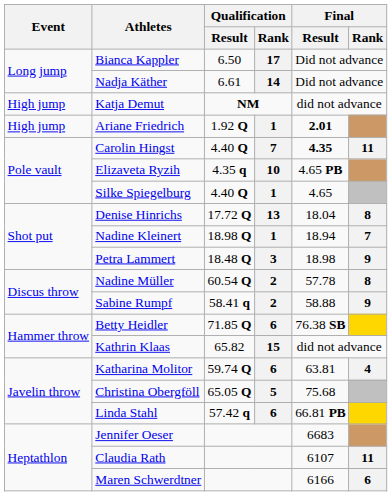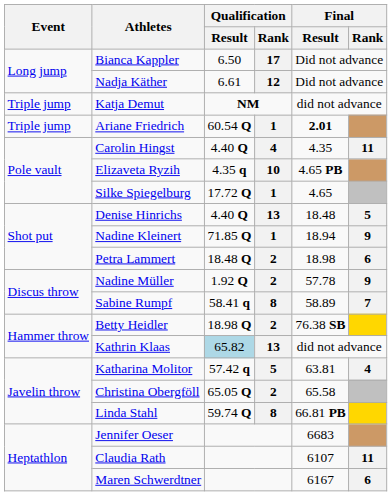(273, 82) 14 -> (273, 82) 12
(36, 104) High jump -> (39, 104) Triple jump
(36, 126) High jump -> (39, 126) Triple jump
(229, 126) 1.92 Q -> (229, 126) 60.54 Q
(273, 148) 7 -> (273, 148) 4
(320, 148) bold -> (320, 148) normal
(229, 192) 4.40 Q -> (229, 192) 17.72 Q
(229, 214) 17.72 Q -> (229, 214) 4.40 Q
(320, 214) 18.04 -> (320, 214) 18.48
(368, 214) 8 -> (368, 214) 5
(229, 236) 18.98 Q -> (229, 236) 71.85 Q
(368, 236) 7 -> (368, 236) 9
(273, 258) 3 -> (273, 258) 2
(368, 258) 9 -> (368, 258) 6
(229, 280) 60.54 Q -> (229, 280) 1.92 Q
(368, 280) 8 -> (368, 280) 9
(273, 303) 2 -> (273, 303) 8
(320, 303) 58.88 -> (320, 303) 58.89
(368, 303) 9 -> (368, 303) 7
(229, 325) 71.85 Q -> (229, 325) 18.98 Q
(273, 325) 6 -> (273, 325) 2
(229, 347) no background -> (229, 347) lightblue background
(273, 347) 15 -> (273, 347) 13
(229, 369) 59.74 Q -> (229, 369) 57.42 q
(273, 369) 6 -> (273, 369) 5
(273, 391) 5 -> (273, 391) 2
(320, 391) 75.68 -> (320, 391) 65.58
(229, 413) 57.42 q -> (229, 413) 59.74 Q
(273, 413) 6 -> (273, 413) 8
(320, 479) 6166 -> (320, 479) 6167
